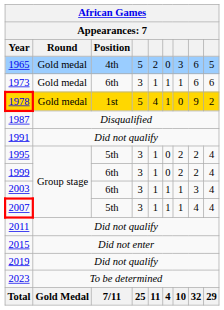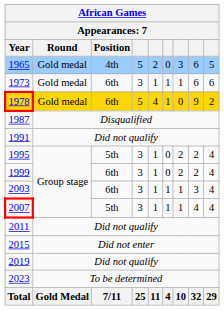(112, 101) 1st -> (112, 101) 6th
